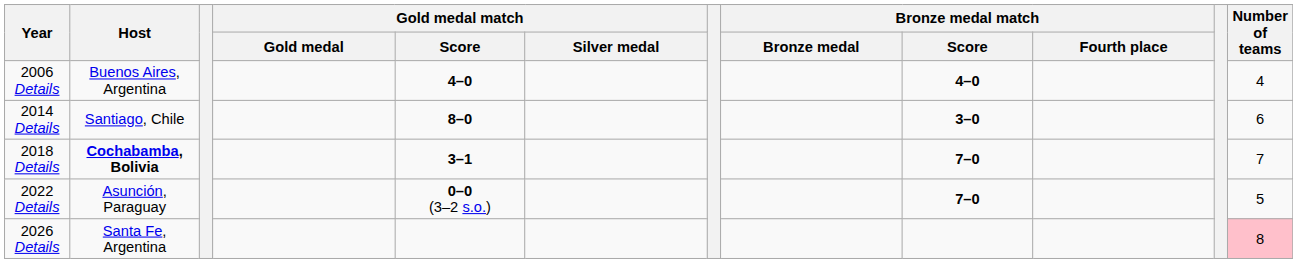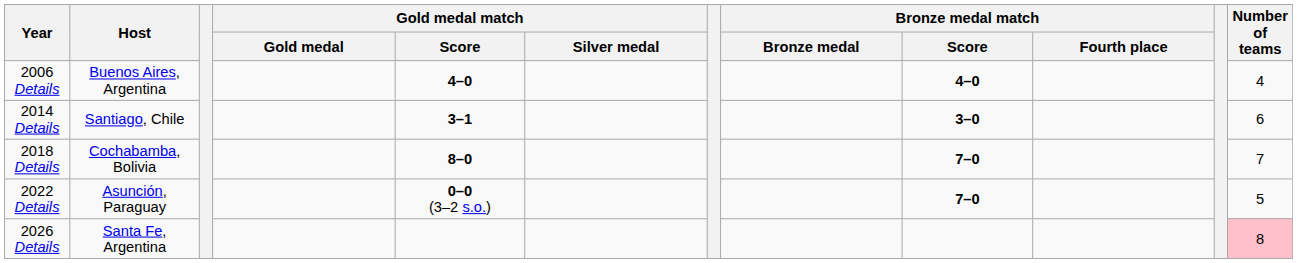(460, 120) 8–0 -> (460, 120) 3–1
(135, 160) bold -> (135, 160) normal
(460, 160) 3–1 -> (460, 160) 8–0
